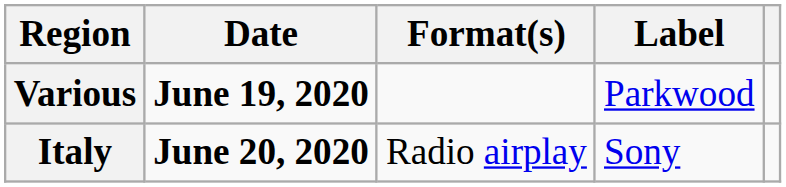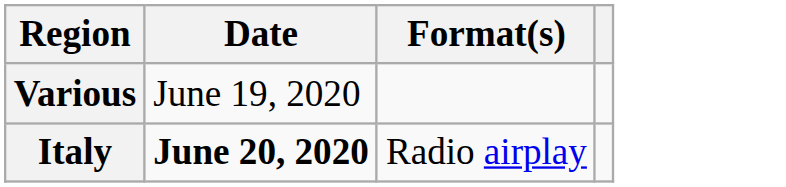- column: (679, 33)
(261, 92) bold -> (257, 92) normal
